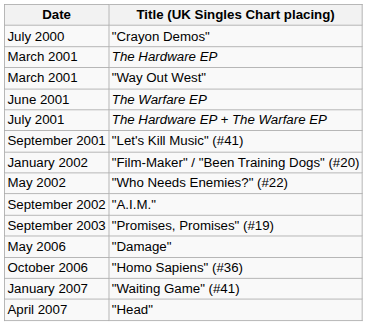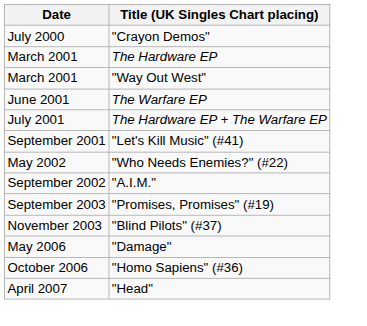- row: (236, 162)
+ row: (167, 225)
- row: (176, 288)
